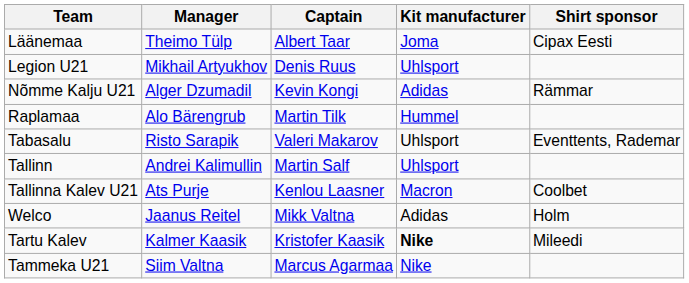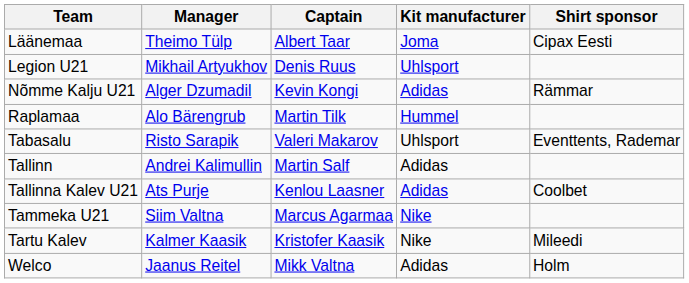(429, 166) Uhlsport -> (424, 166) Adidas
(426, 191) Macron -> (424, 191) Adidas
rows swapped: (59, 265) <-> (30, 215)
(417, 240) bold -> (416, 240) normal
